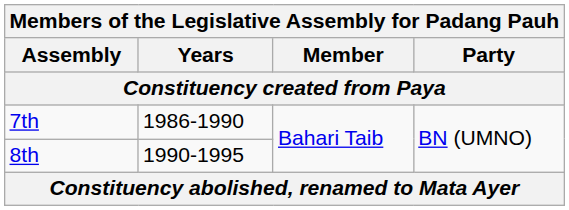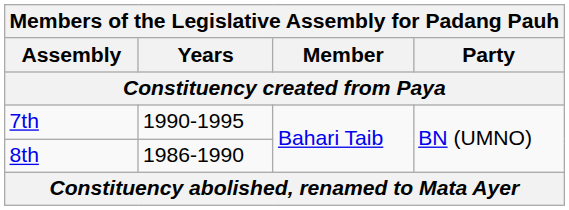(194, 121) 1986-1990 -> (194, 121) 1990-1995
(194, 155) 1990-1995 -> (194, 155) 1986-1990
